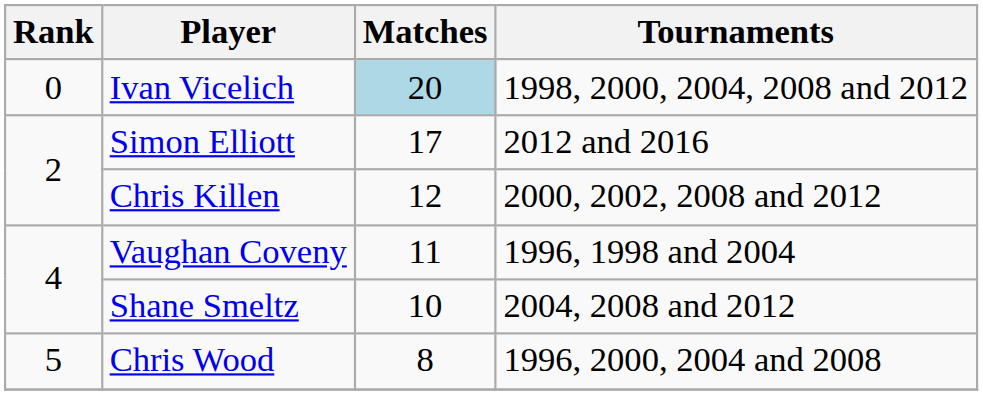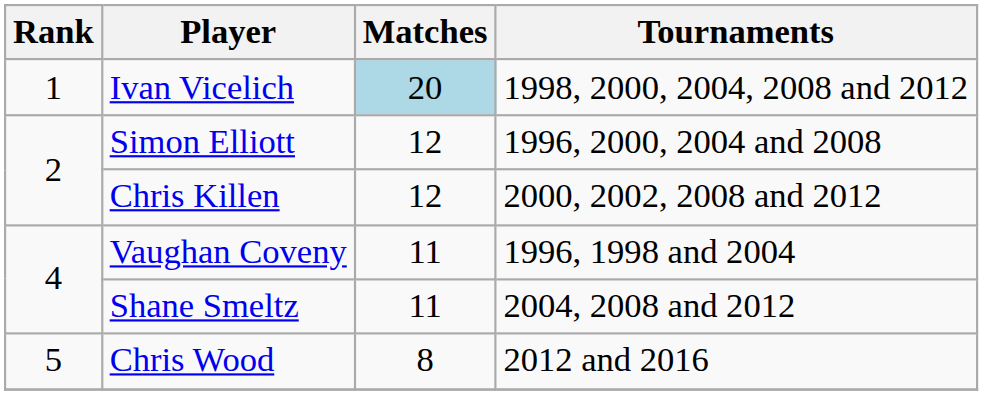(53, 86) 0 -> (53, 86) 1
(425, 141) 17 -> (425, 141) 12
(606, 141) 2012 and 2016 -> (693, 141) 1996, 2000, 2004 and 2008
(425, 305) 10 -> (425, 305) 11
(693, 360) 1996, 2000, 2004 and 2008 -> (606, 360) 2012 and 2016
